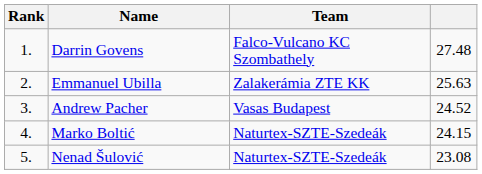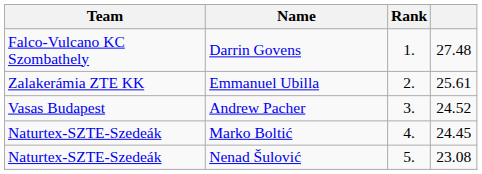columns swapped: (26, 16) <-> (330, 16)
(454, 83) 25.63 -> (454, 83) 25.61
(454, 132) 24.15 -> (454, 132) 24.45
